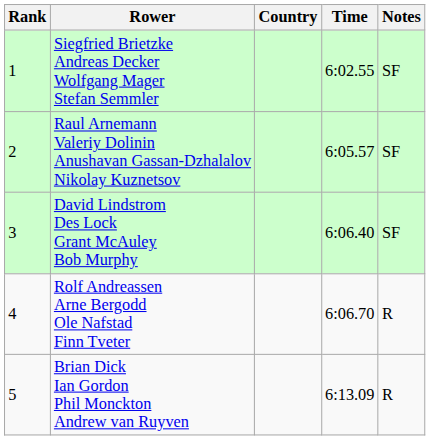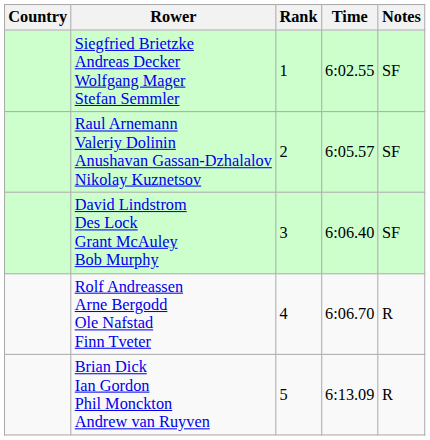columns swapped: (27, 17) <-> (288, 17)
